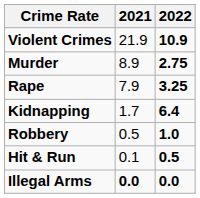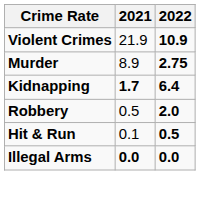- row: (26, 87)
(129, 110) normal -> (129, 87) bold
(169, 134) 1.0 -> (169, 110) 2.0
